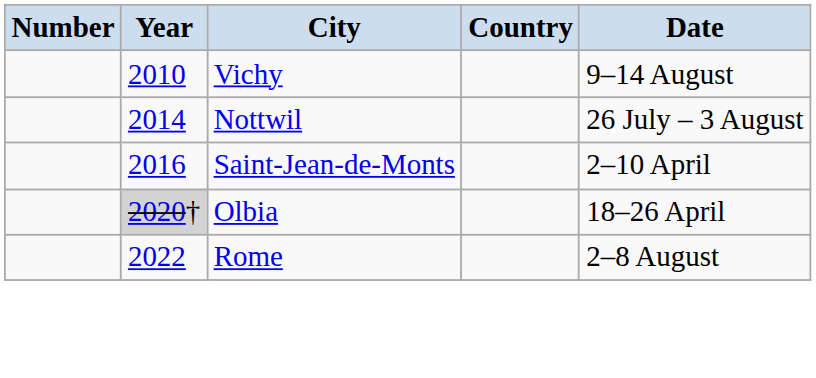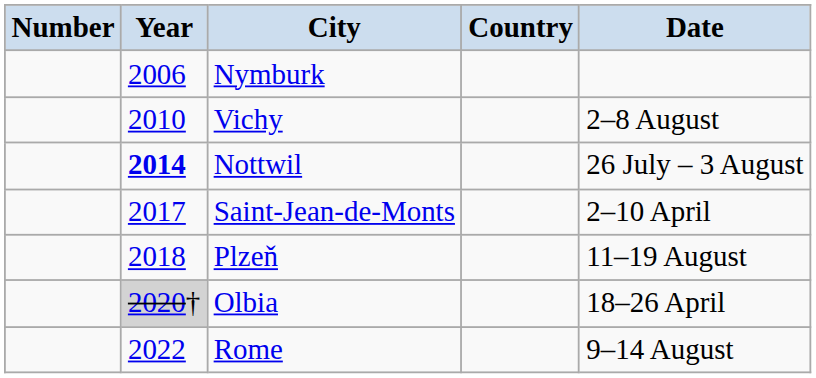+ row: (269, 73)
(660, 73) 9–14 August -> (653, 119) 2–8 August
(157, 119) normal -> (157, 165) bold
(157, 165) 2016 -> (157, 211) 2017
+ row: (246, 257)
(653, 257) 2–8 August -> (660, 348) 9–14 August
